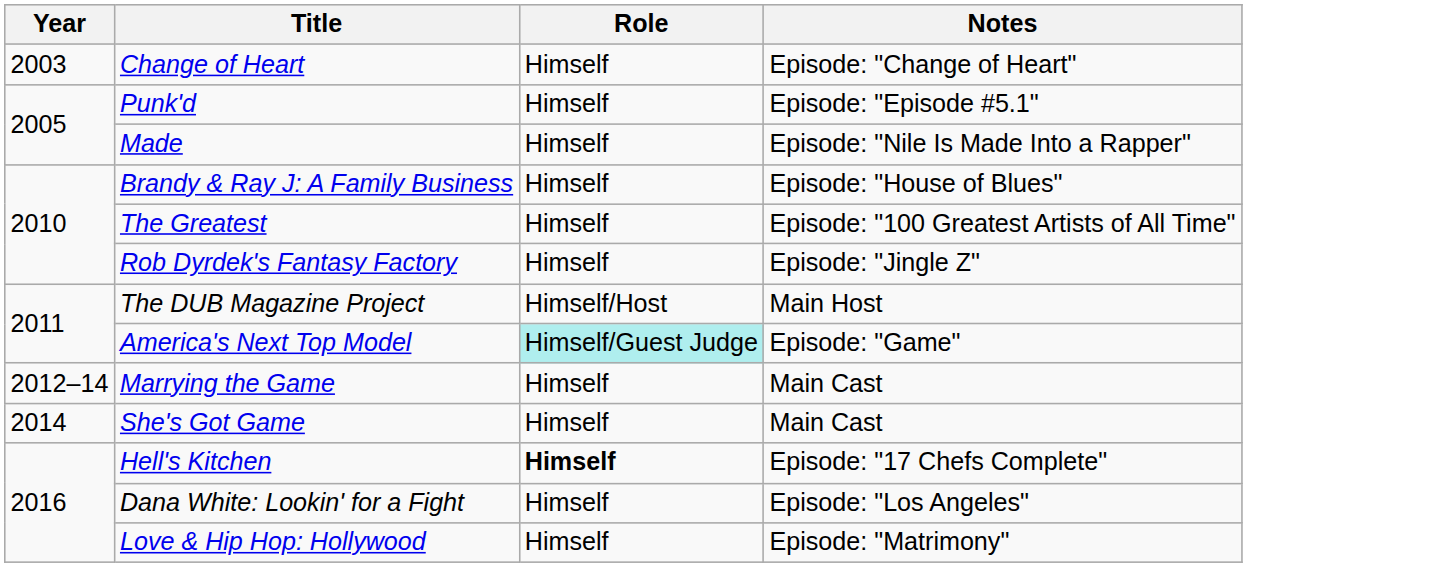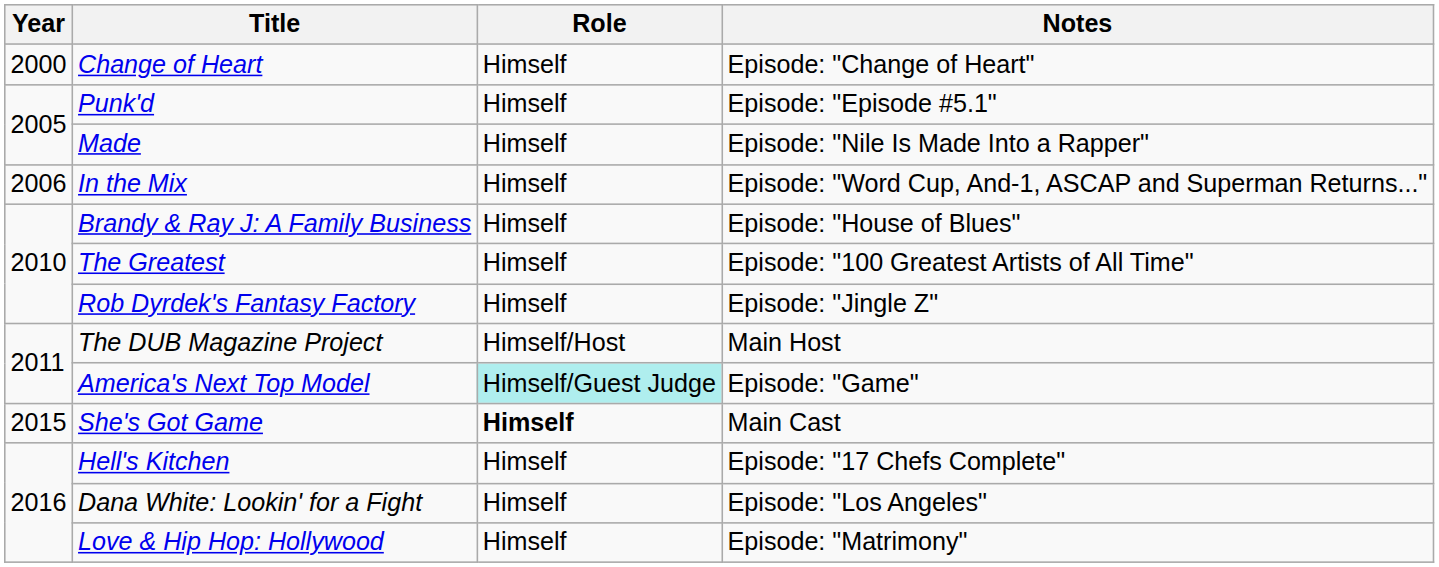(39, 64) 2003 -> (39, 64) 2000
+ row: (132, 183)
- row: (227, 382)
(39, 422) 2014 -> (39, 422) 2015
(567, 422) normal -> (528, 422) bold
(570, 462) bold -> (525, 462) normal
